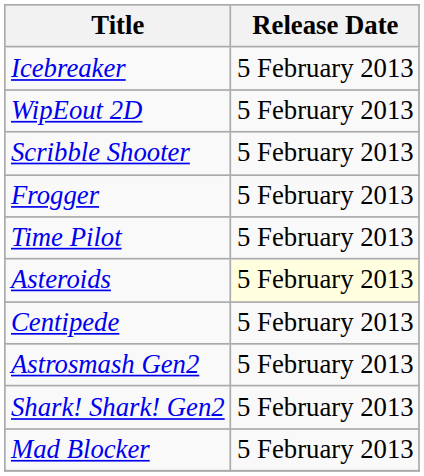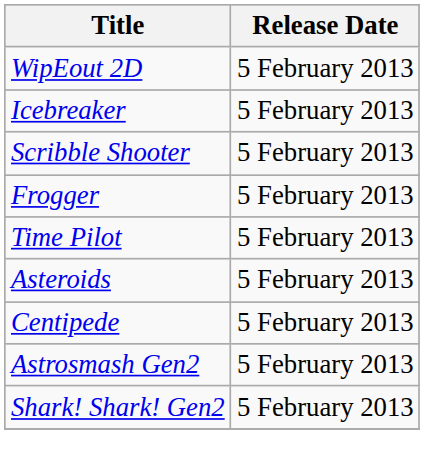rows swapped: (68, 68) <-> (77, 110)
(325, 279) lightyellow background -> (325, 279) no background
- row: (80, 449)
